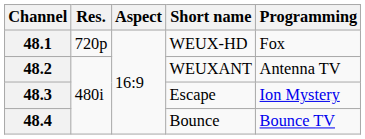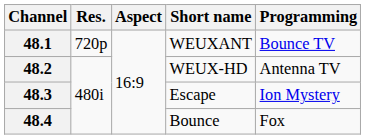(209, 43) WEUX-HD -> (211, 43) WEUXANT
(272, 43) Fox -> (297, 43) Bounce TV
(211, 69) WEUXANT -> (209, 69) WEUX-HD
(297, 120) Bounce TV -> (272, 120) Fox
